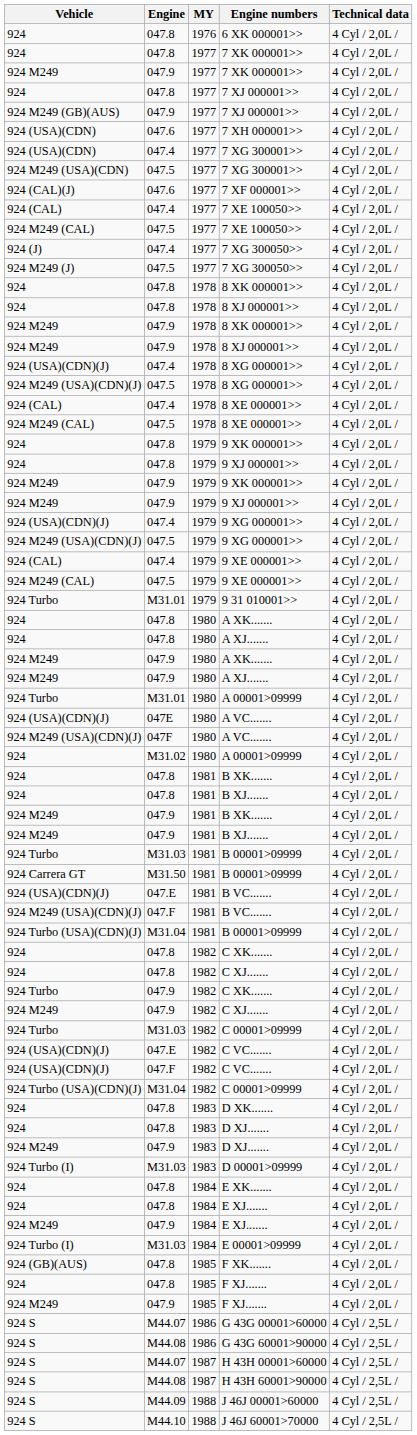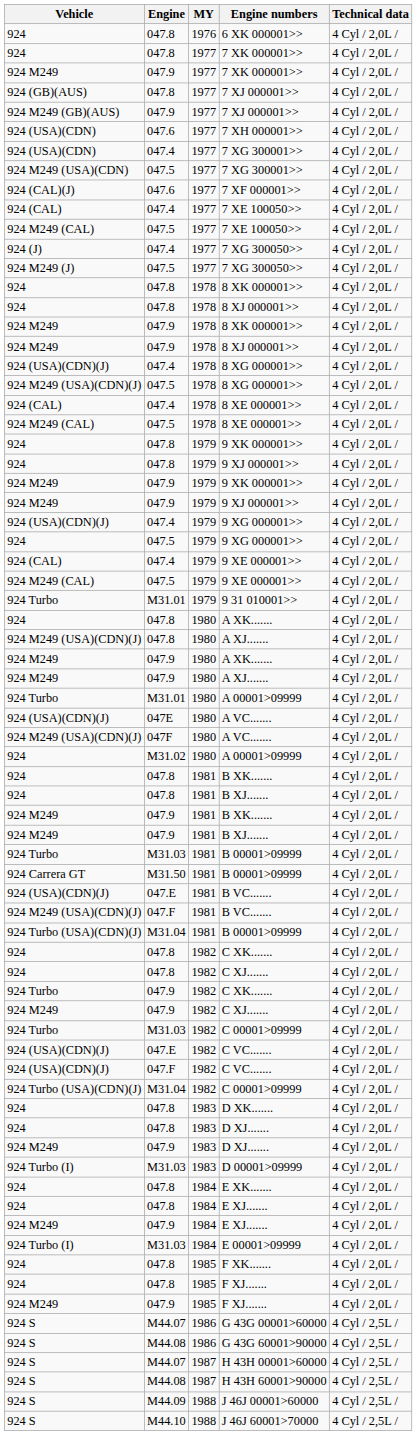(16, 92) 924 -> (47, 92) 924 (GB)(AUS)
(74, 541) 924 M249 (USA)(CDN)(J) -> (16, 541) 924
(16, 639) 924 -> (74, 639) 924 M249 (USA)(CDN)(J)
(47, 1264) 924 (GB)(AUS) -> (16, 1264) 924
